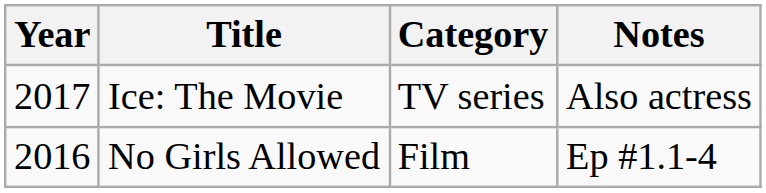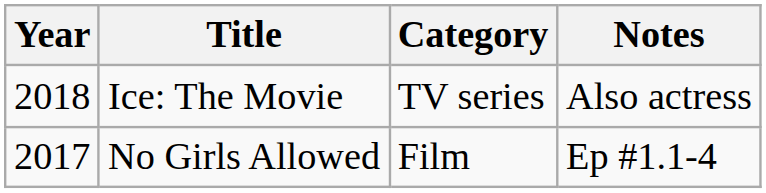(52, 95) 2017 -> (52, 95) 2018
(52, 156) 2016 -> (52, 156) 2017
